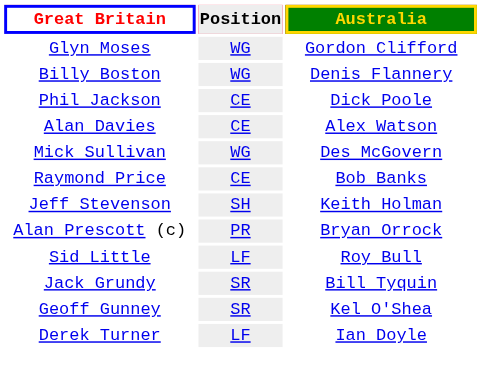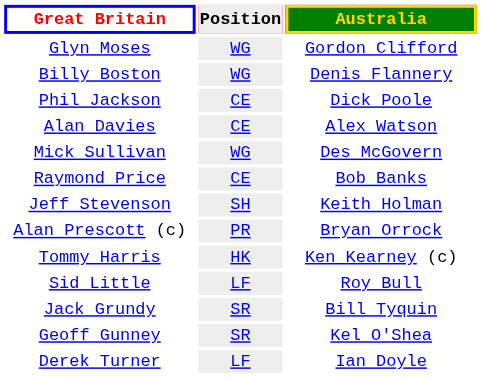+ row: (100, 257)
